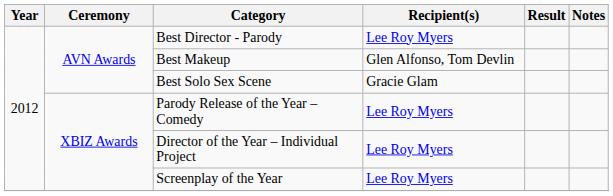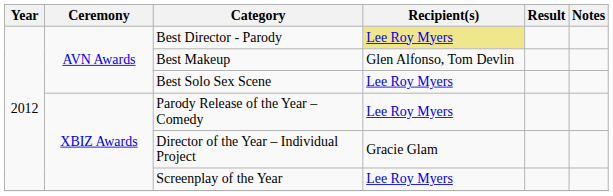(410, 37) no background -> (410, 37) khaki background
(402, 81) Gracie Glam -> (410, 81) Lee Roy Myers
(410, 149) Lee Roy Myers -> (402, 149) Gracie Glam
